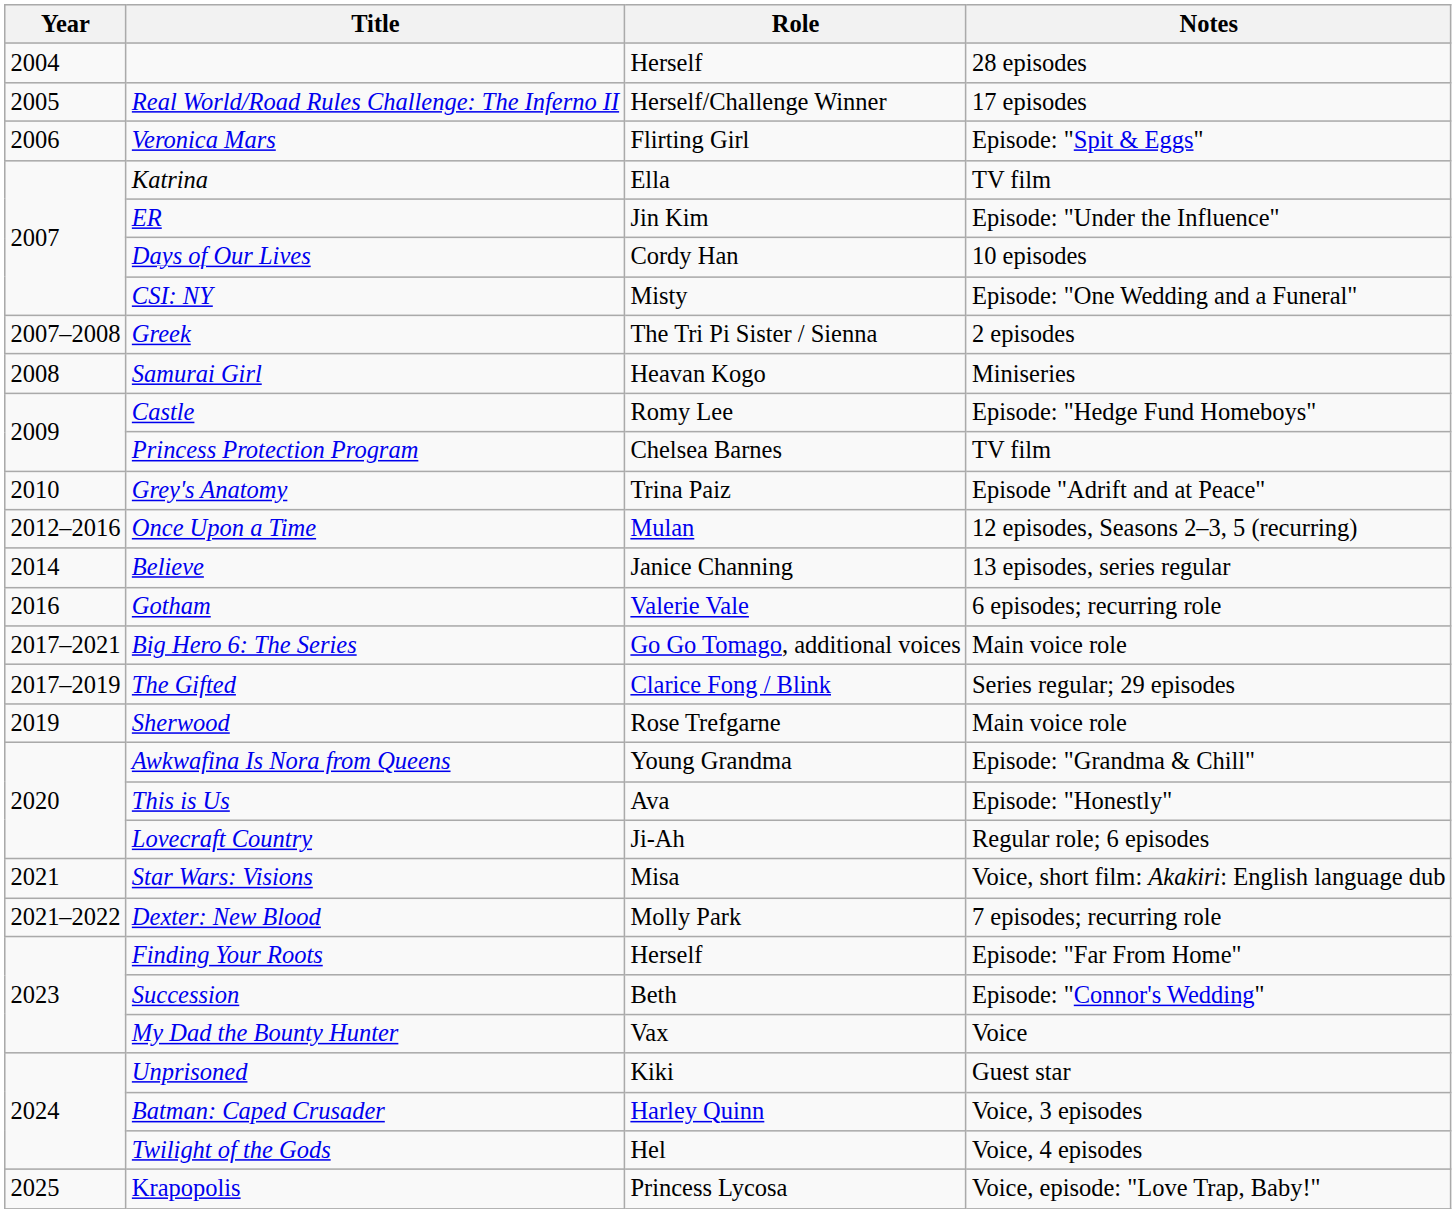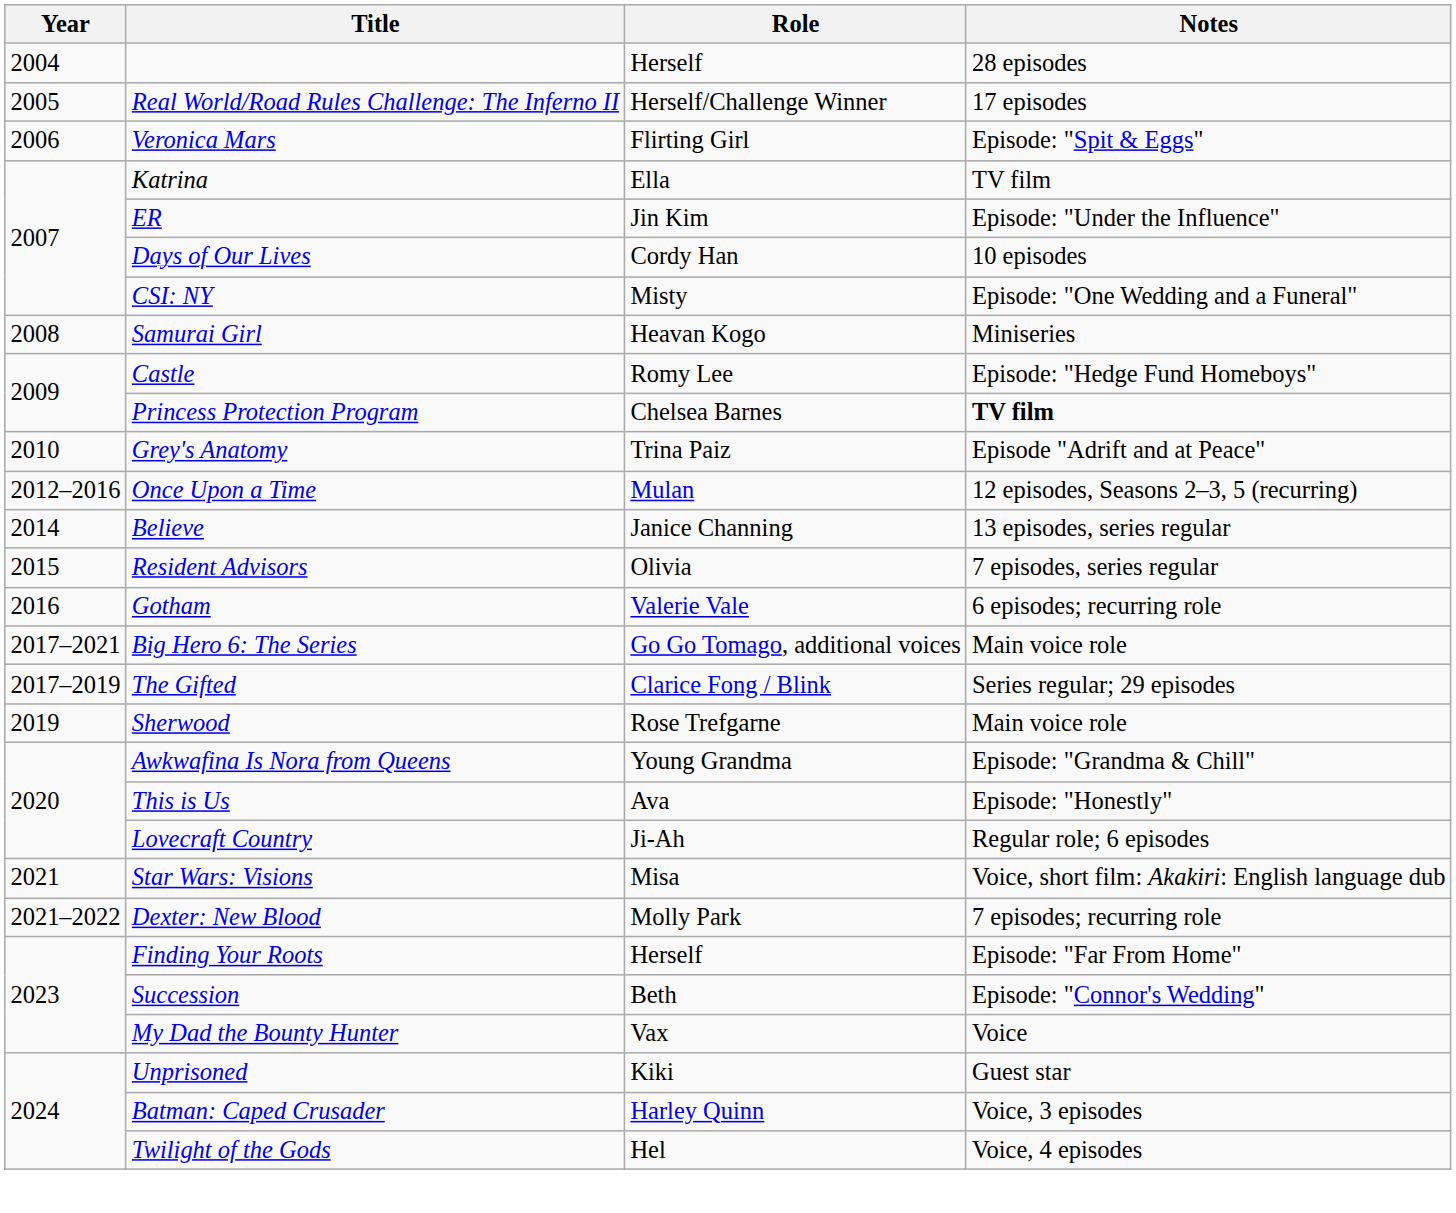- row: (161, 334)
(1012, 450) normal -> (1013, 412) bold
+ row: (220, 567)
- row: (186, 1188)
